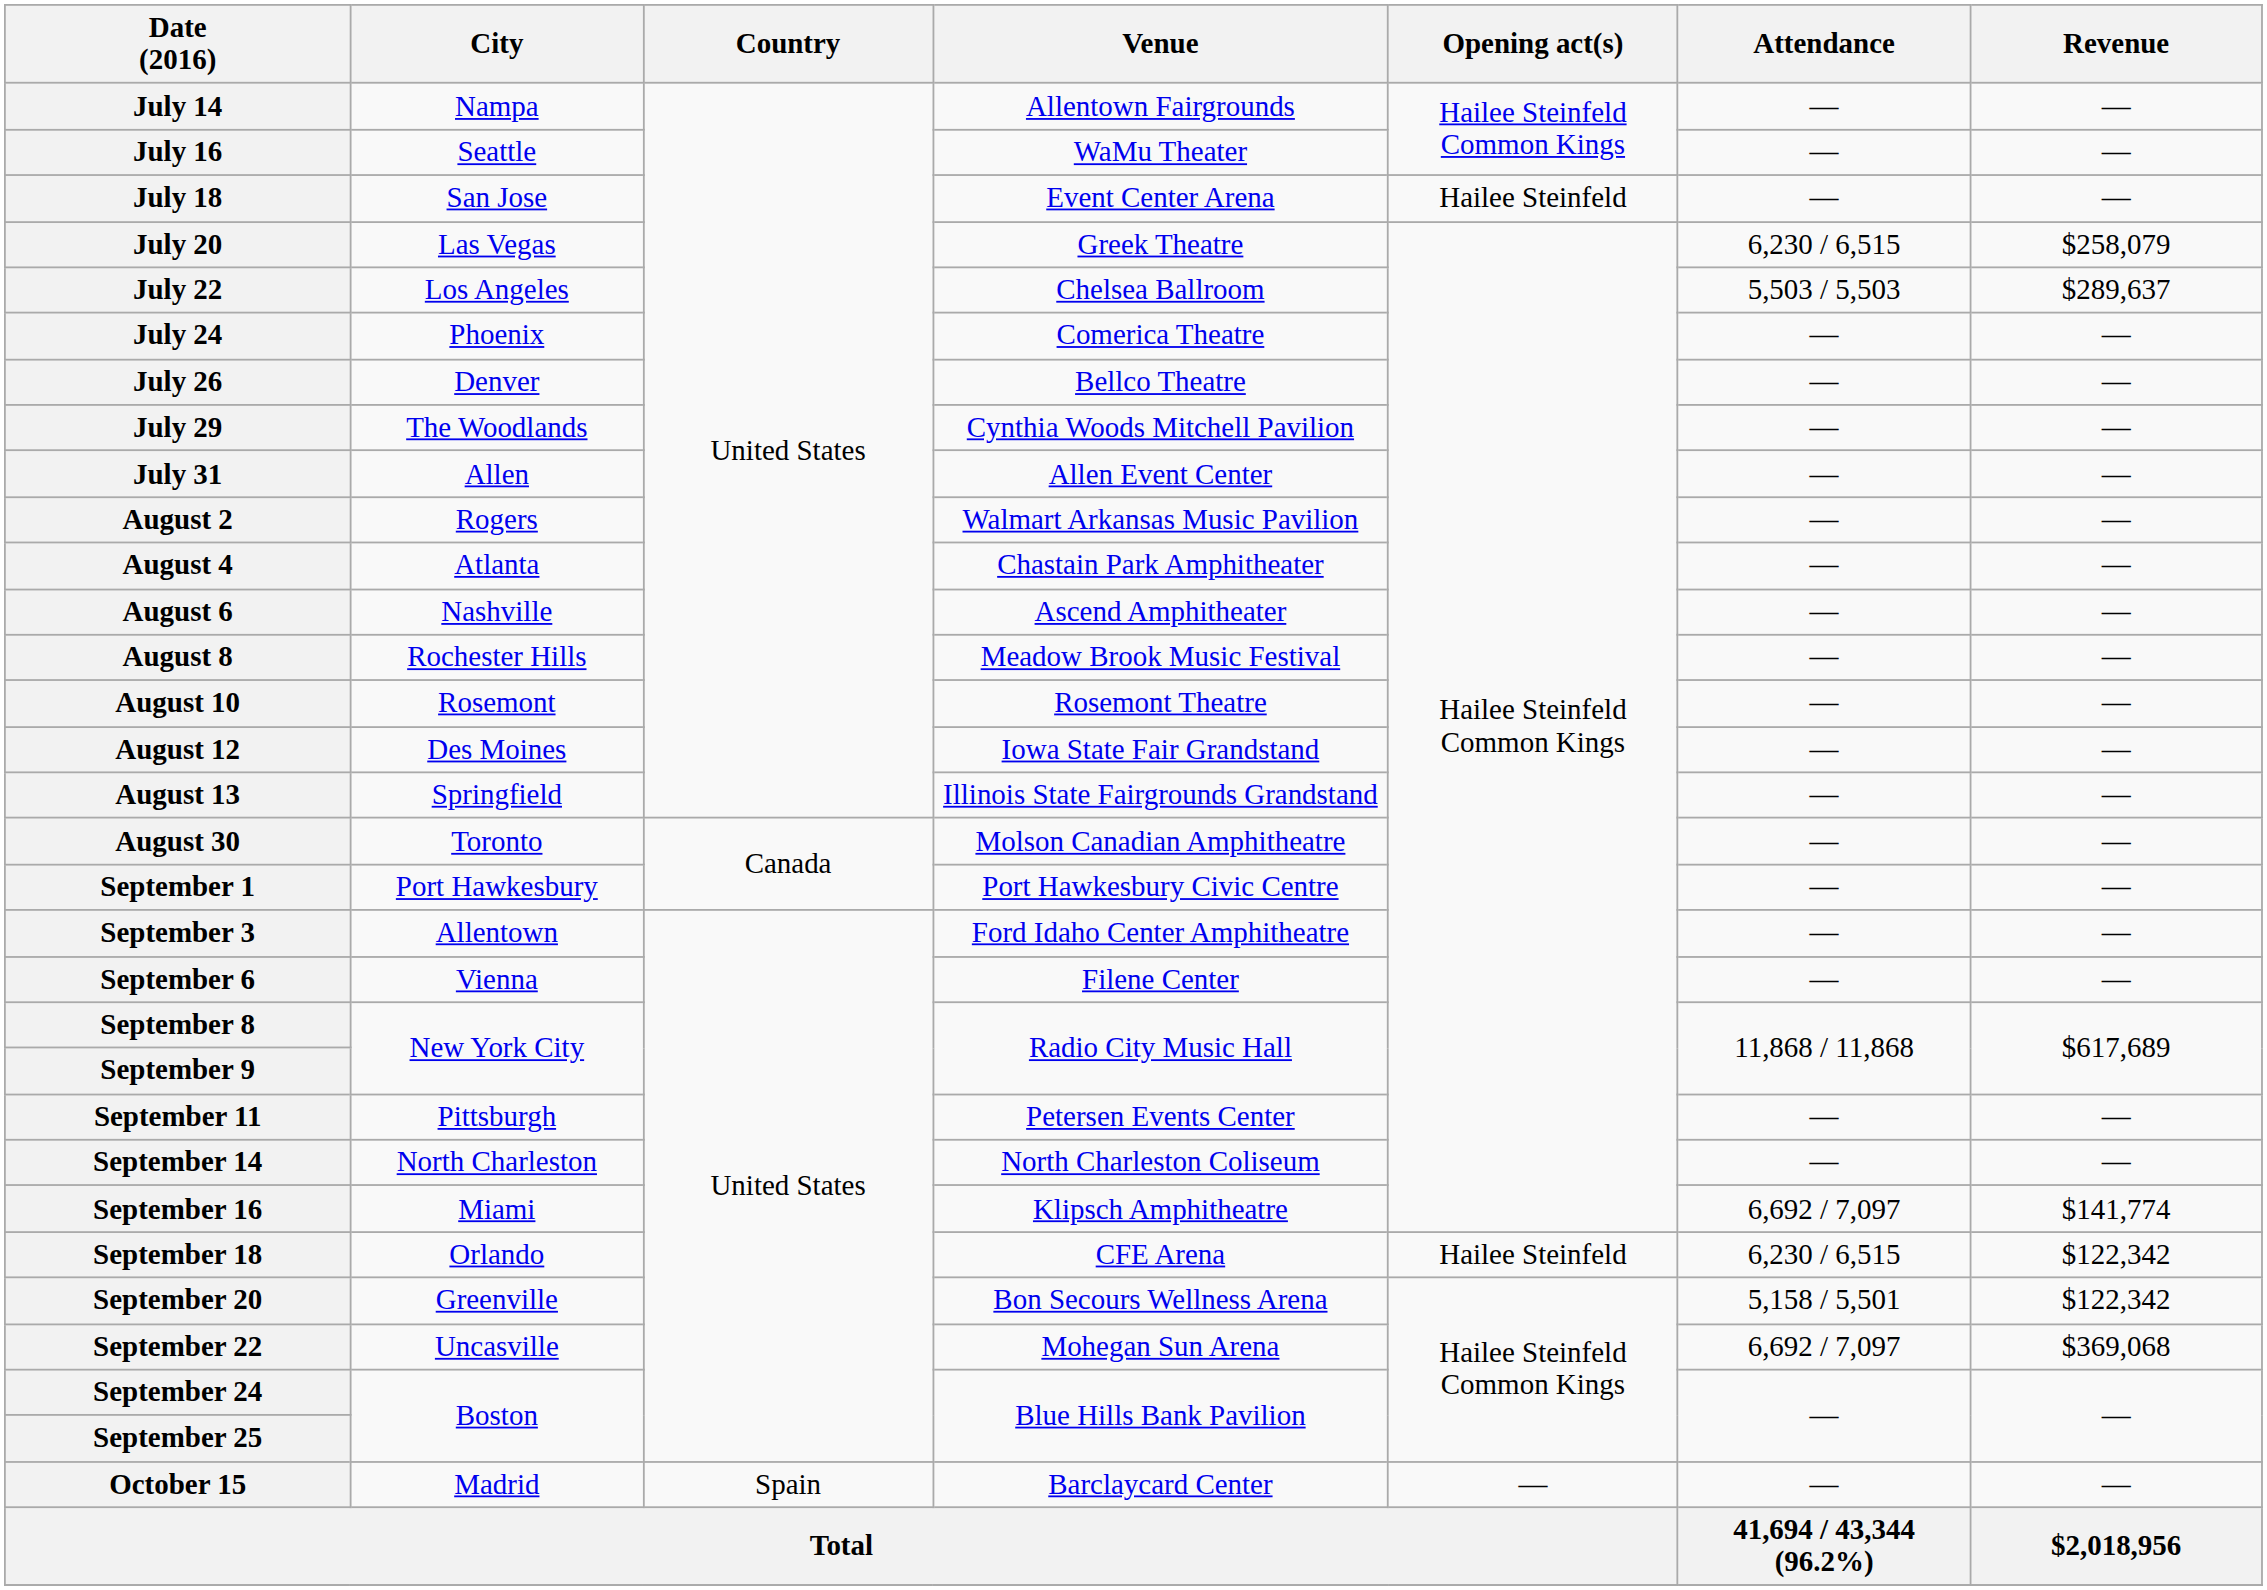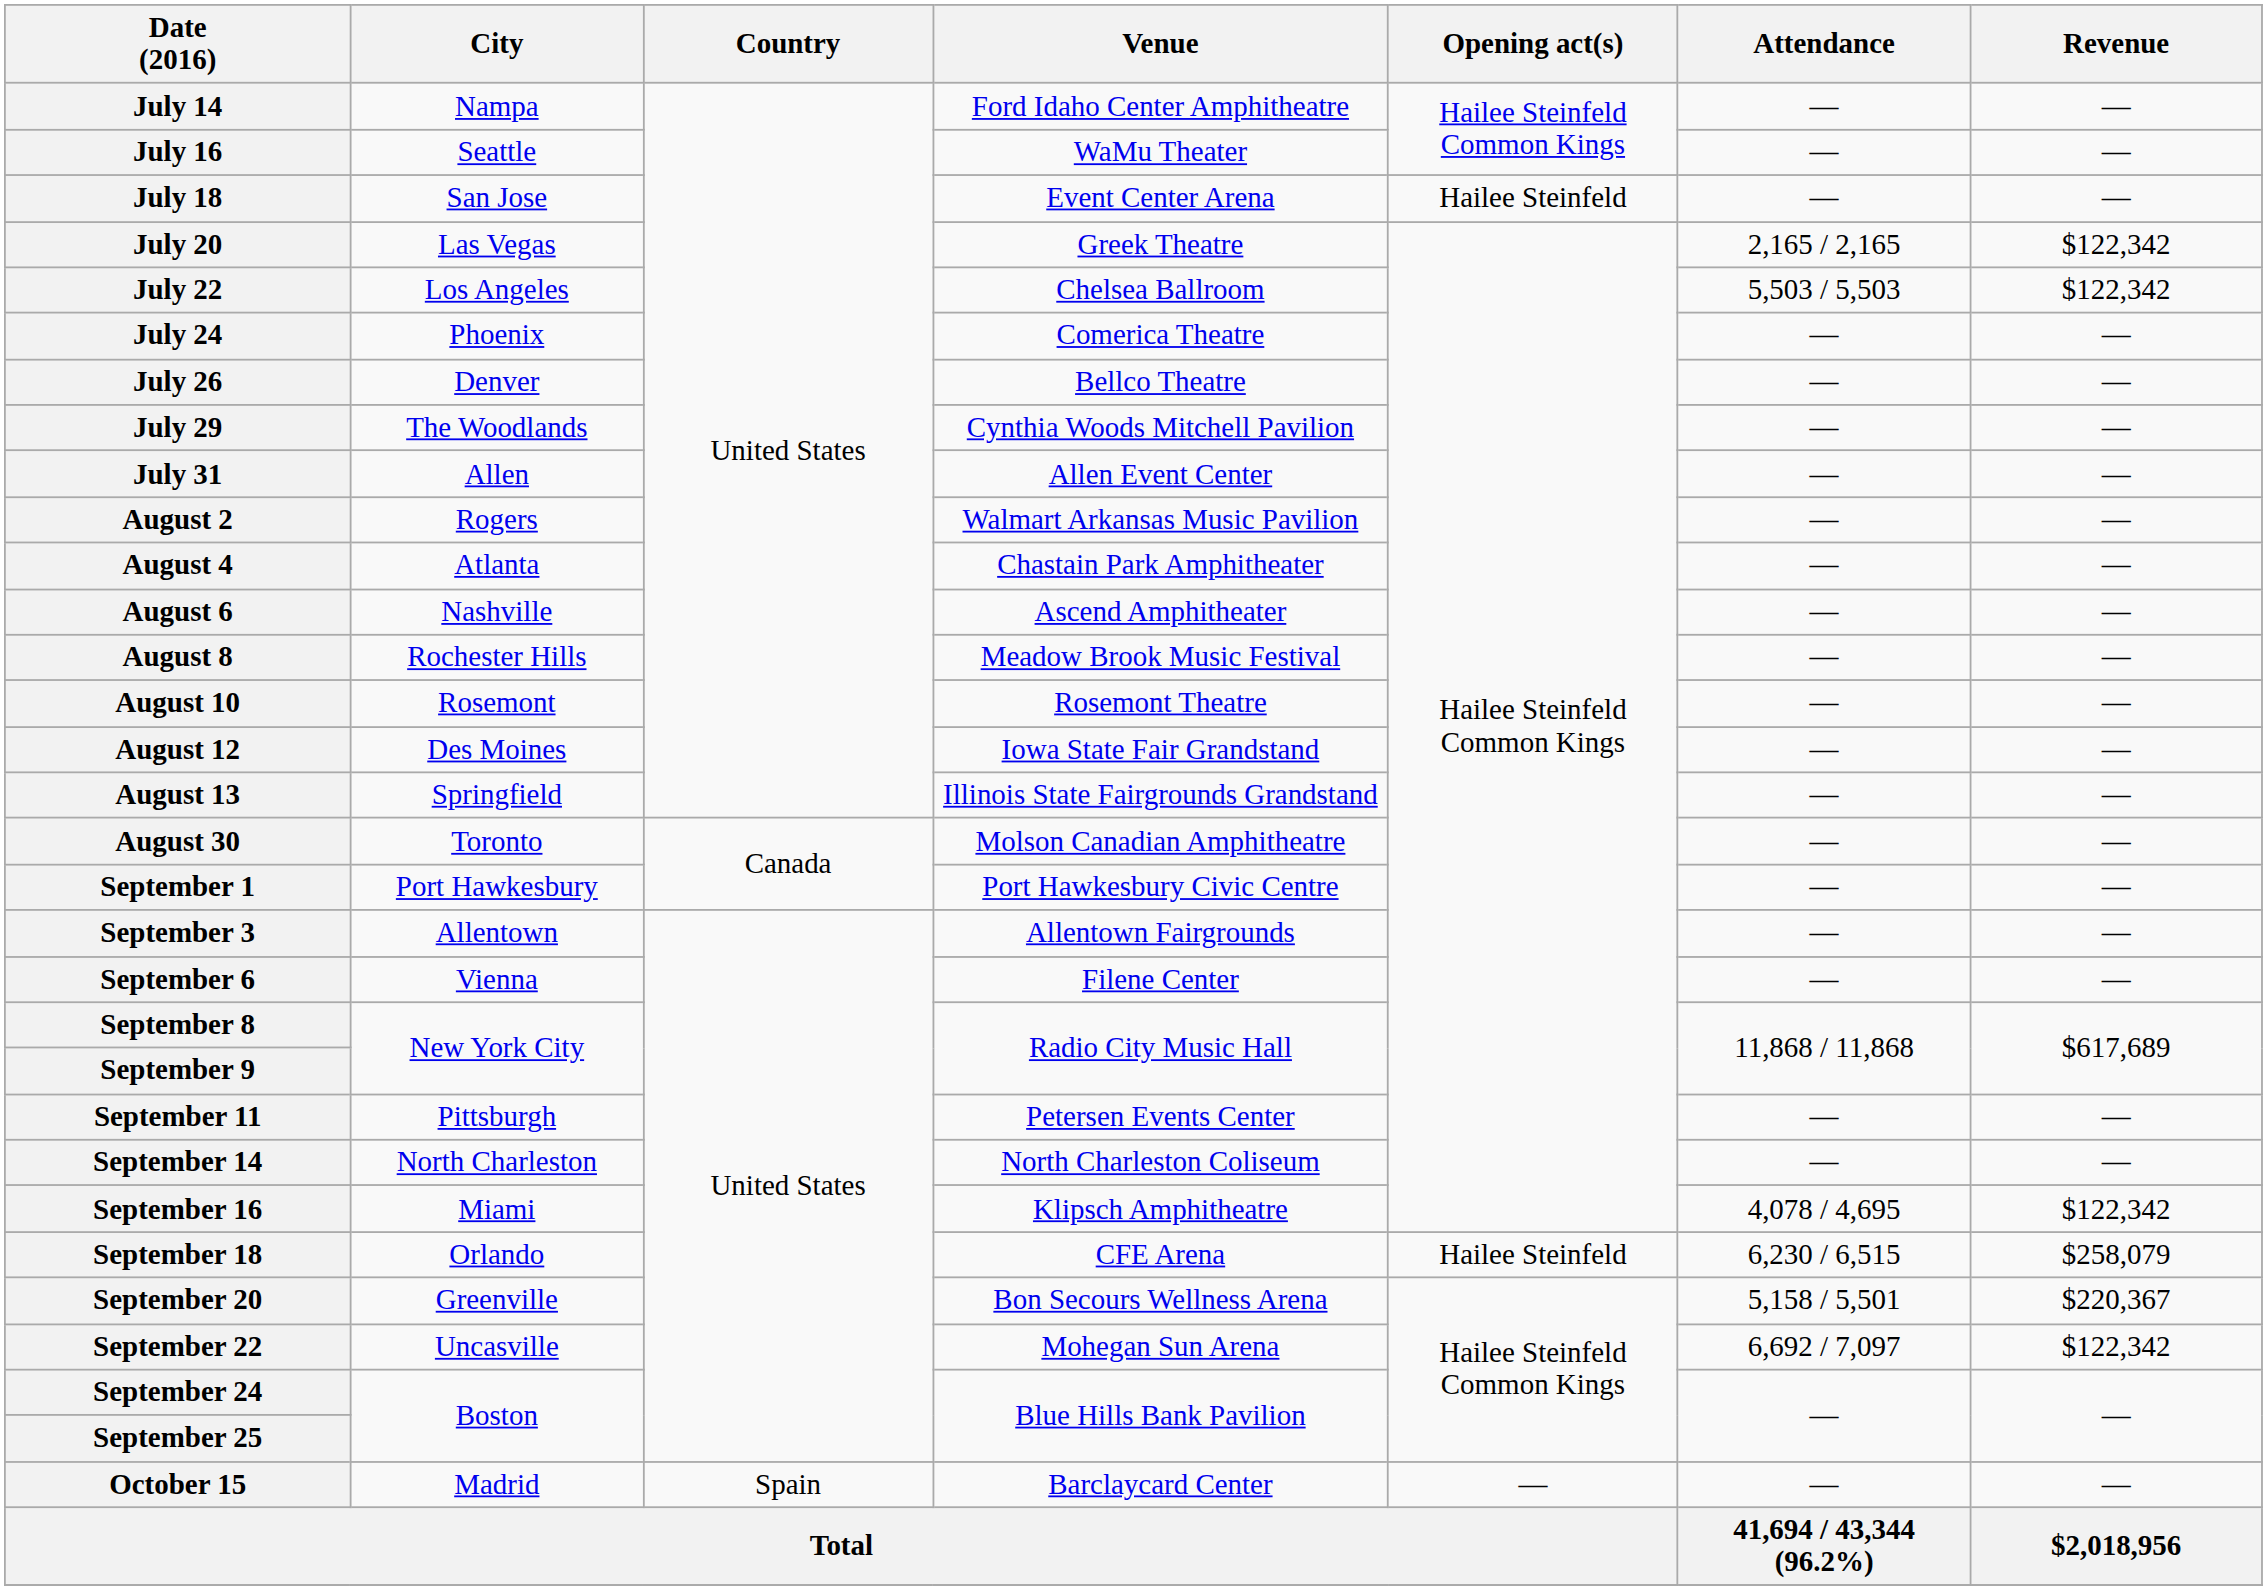(1160, 105) Allentown Fairgrounds -> (1160, 105) Ford Idaho Center Amphitheatre
(1824, 243) 6,230 / 6,515 -> (1824, 243) 2,165 / 2,165
(2116, 243) $258,079 -> (2116, 243) $122,342
(2116, 289) $289,637 -> (2116, 289) $122,342
(1160, 932) Ford Idaho Center Amphitheatre -> (1160, 932) Allentown Fairgrounds
(1824, 1208) 6,692 / 7,097 -> (1824, 1208) 4,078 / 4,695
(2116, 1208) $141,774 -> (2116, 1208) $122,342
(2116, 1254) $122,342 -> (2116, 1254) $258,079
(2116, 1300) $122,342 -> (2116, 1300) $220,367
(2116, 1346) $369,068 -> (2116, 1346) $122,342
